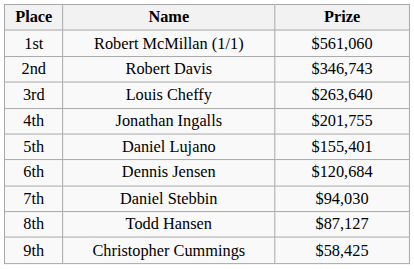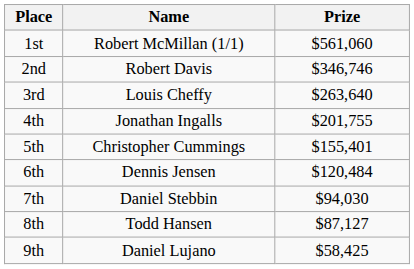(342, 69) $346,743 -> (342, 69) $346,746
(169, 146) Daniel Lujano -> (169, 146) Christopher Cummings
(342, 172) $120,684 -> (342, 172) $120,484
(169, 250) Christopher Cummings -> (169, 250) Daniel Lujano
